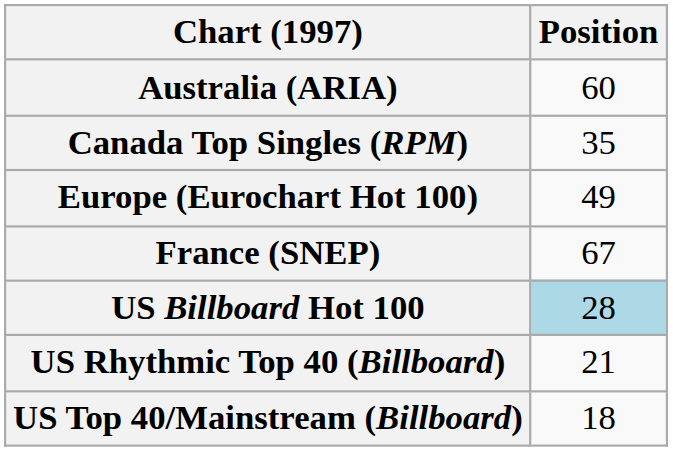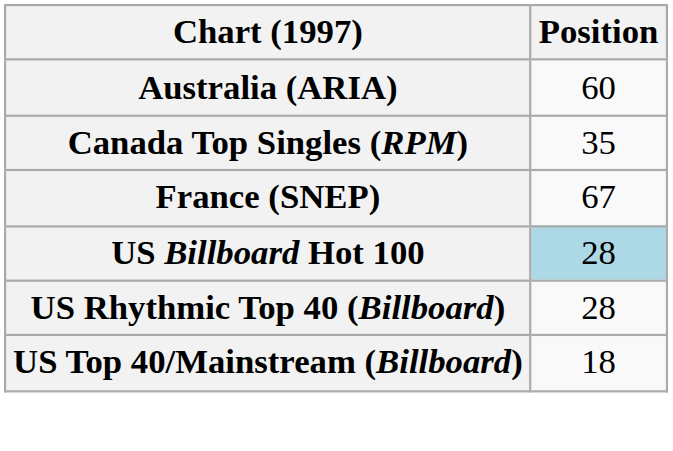- row: (268, 197)
(599, 362) 21 -> (599, 307) 28
